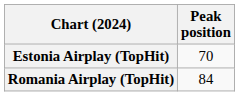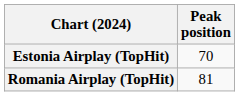(206, 79) 84 -> (206, 79) 81
